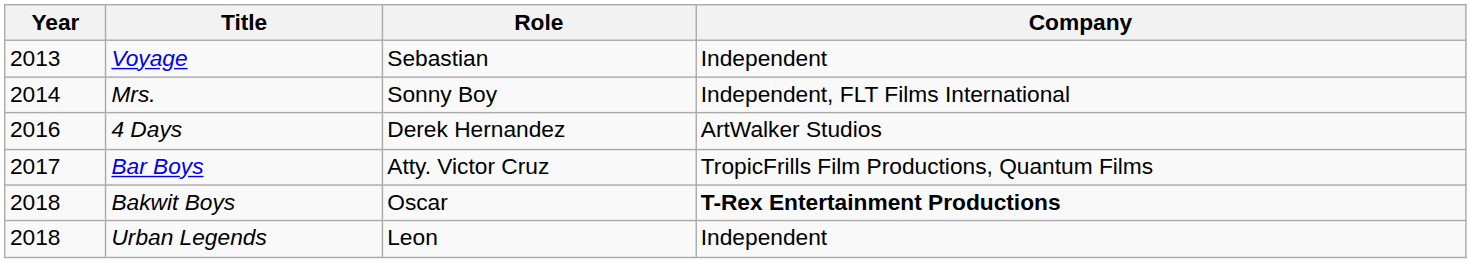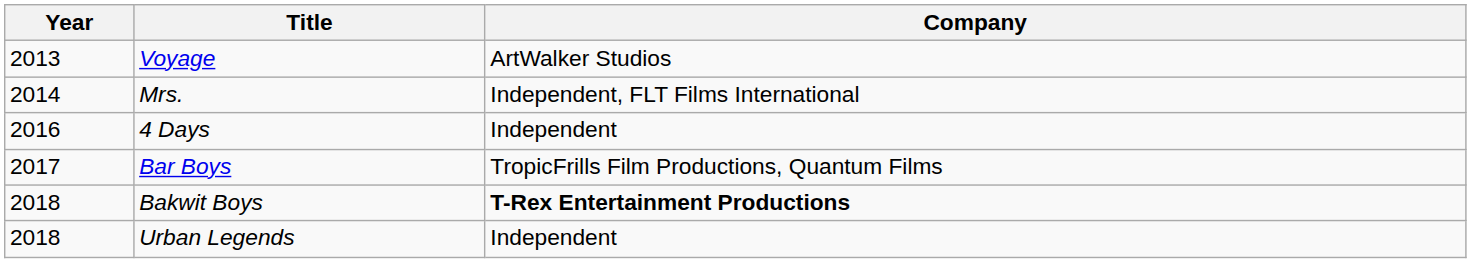- column: (539, 22)
(764, 58) Independent -> (581, 58) ArtWalker Studios
(791, 130) ArtWalker Studios -> (554, 130) Independent
